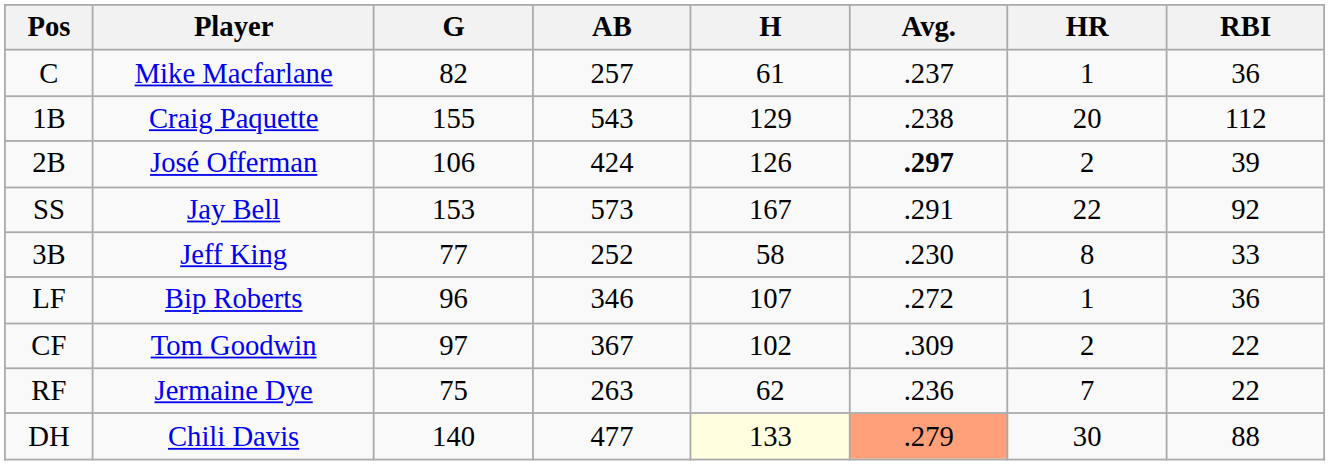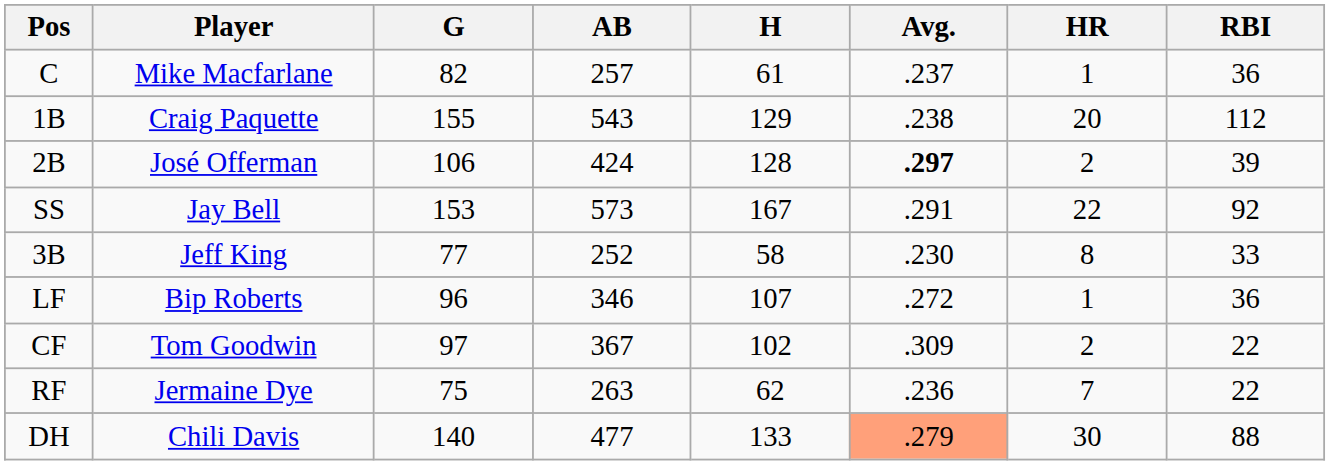(770, 163) 126 -> (770, 163) 128
(770, 436) lightyellow background -> (770, 436) no background
